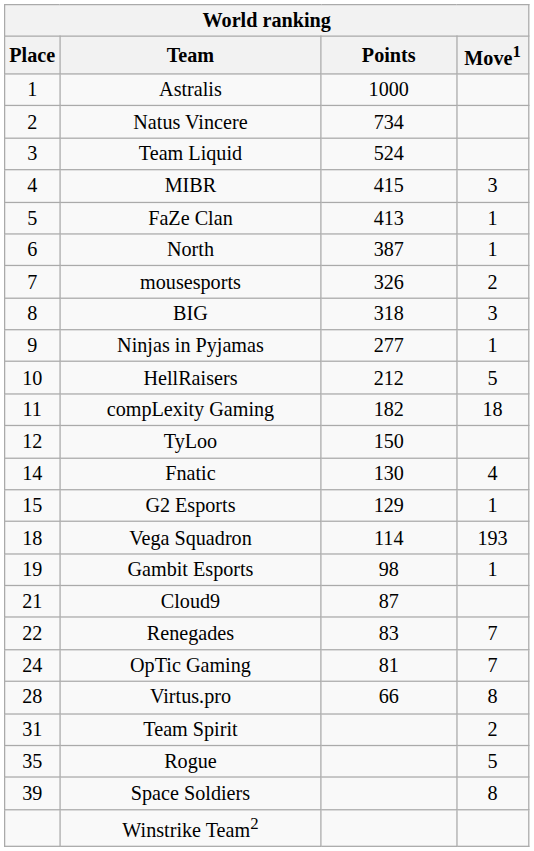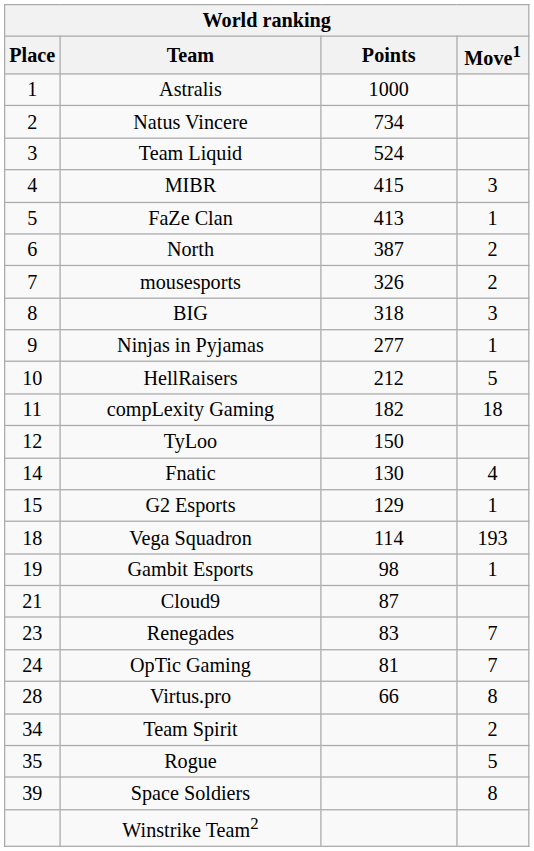(493, 249) 1 -> (493, 249) 2
(32, 633) 22 -> (32, 633) 23
(32, 729) 31 -> (32, 729) 34
